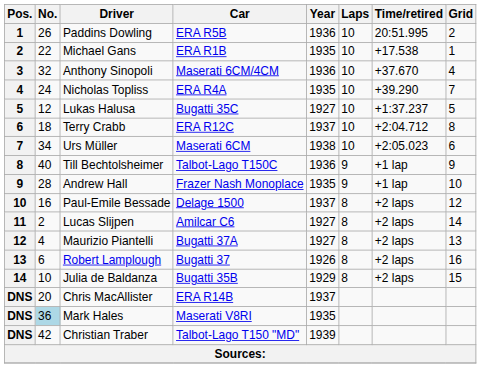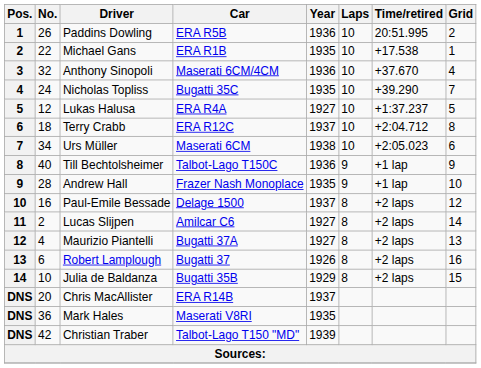(201, 90) ERA R4A -> (207, 90) Bugatti 35C
(207, 109) Bugatti 35C -> (201, 109) ERA R4A
(45, 316) lightblue background -> (45, 316) no background
